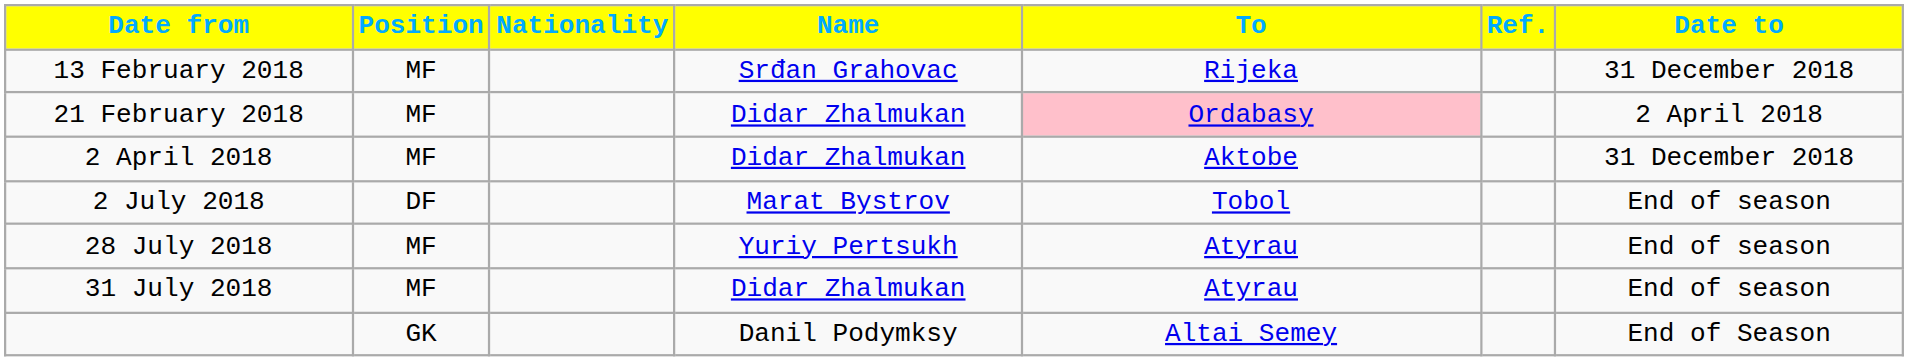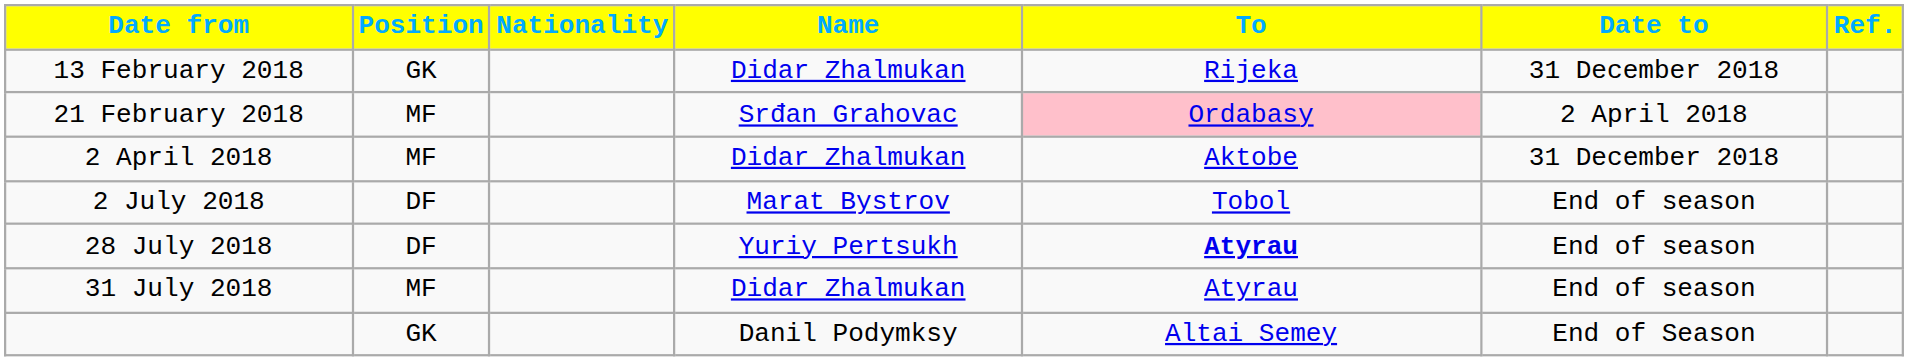columns swapped: (1729, 27) <-> (1518, 27)
(421, 71) MF -> (421, 71) GK
(848, 71) Srđan Grahovac -> (848, 71) Didar Zhalmukan
(848, 114) Didar Zhalmukan -> (848, 114) Srđan Grahovac
(421, 246) MF -> (421, 246) DF
(1251, 246) normal -> (1251, 246) bold
